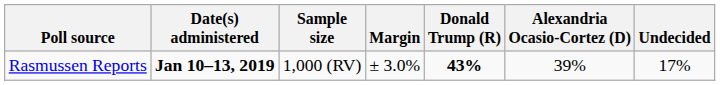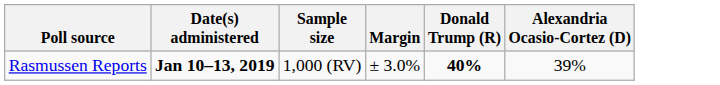- column: (674, 37)
(465, 65) 43% -> (465, 65) 40%
